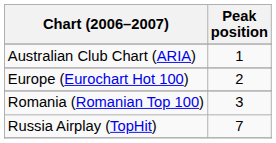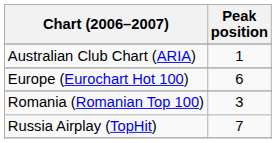(239, 79) 2 -> (239, 79) 6
